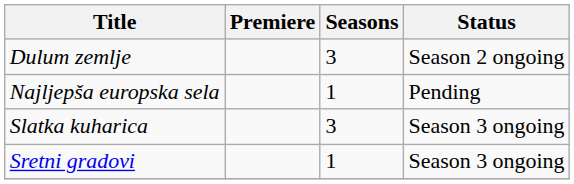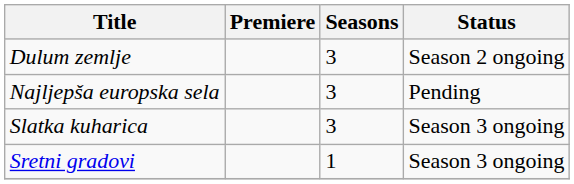(331, 91) 1 -> (331, 91) 3
